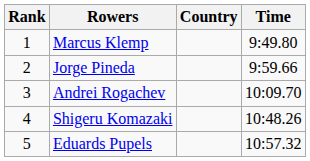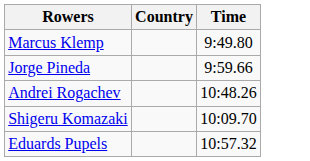- column: (27, 17)
(273, 93) 10:09.70 -> (228, 93) 10:48.26
(273, 118) 10:48.26 -> (228, 118) 10:09.70
